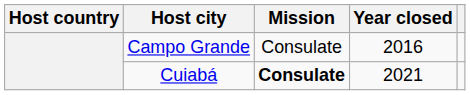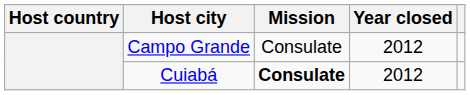(403, 47) 2016 -> (403, 47) 2012
(403, 75) 2021 -> (403, 75) 2012
